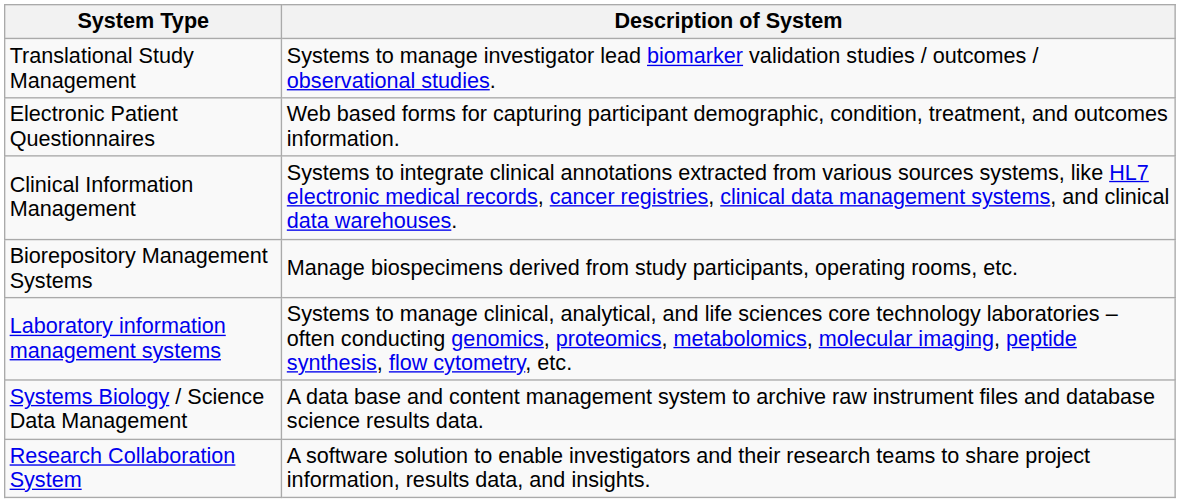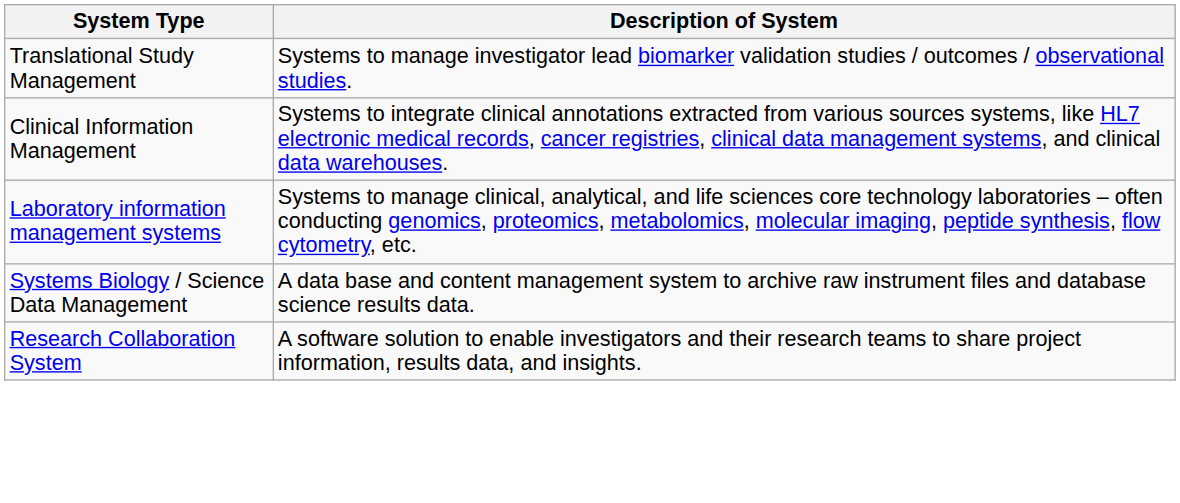- row: (94, 126)
- row: (139, 268)
